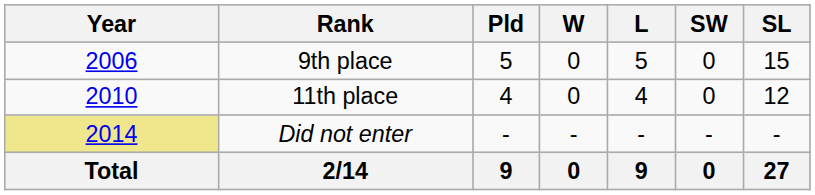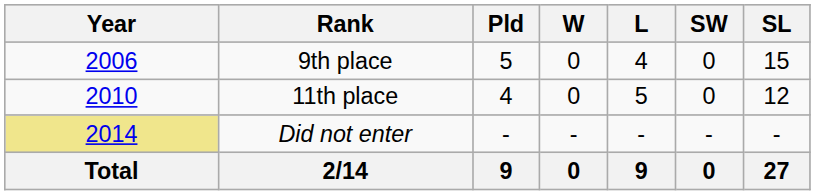(641, 60) 5 -> (641, 60) 4
(641, 97) 4 -> (641, 97) 5
